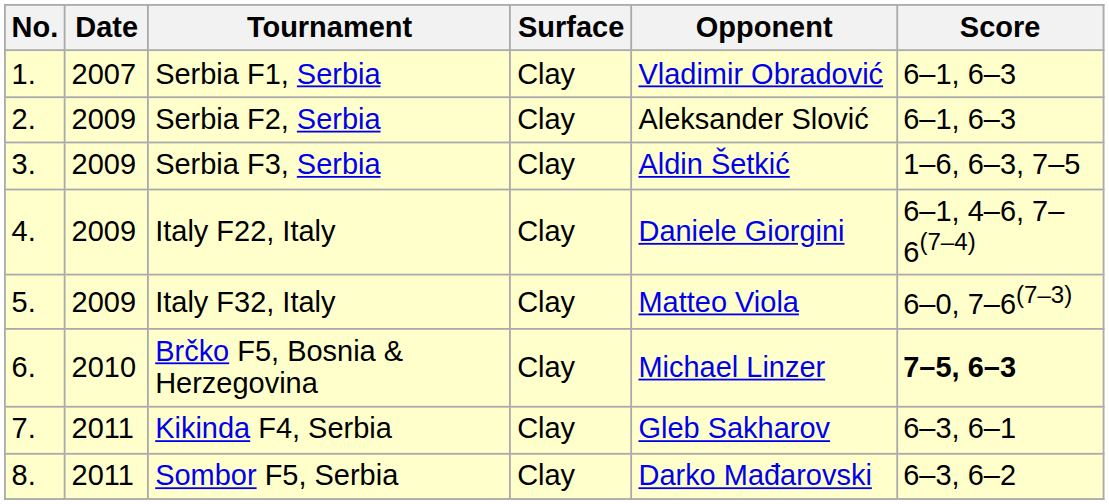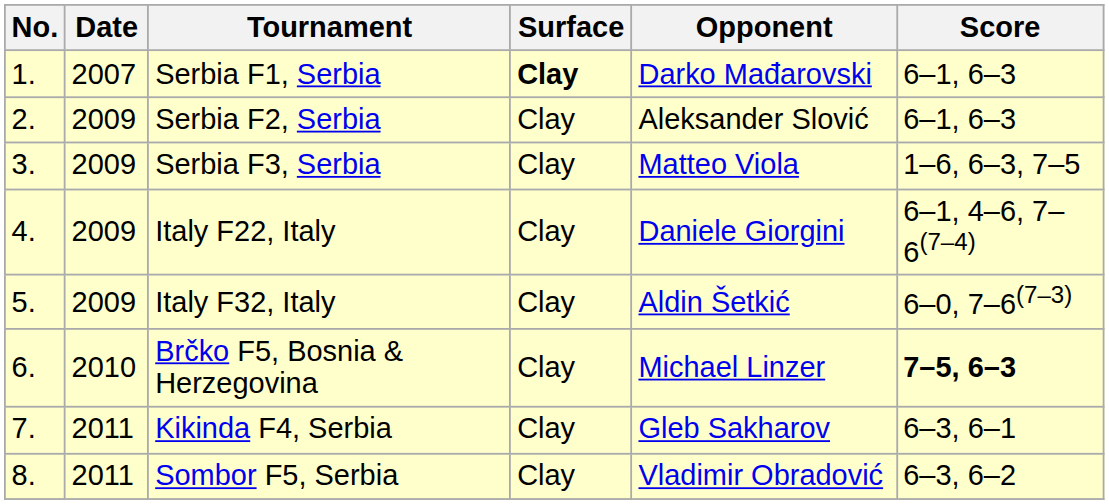(546, 73) normal -> (548, 73) bold
(761, 73) Vladimir Obradović -> (755, 73) Darko Mađarovski
(714, 165) Aldin Šetkić -> (719, 165) Matteo Viola
(719, 301) Matteo Viola -> (714, 301) Aldin Šetkić
(755, 475) Darko Mađarovski -> (761, 475) Vladimir Obradović
